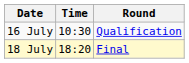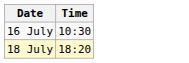- column: (139, 13)
